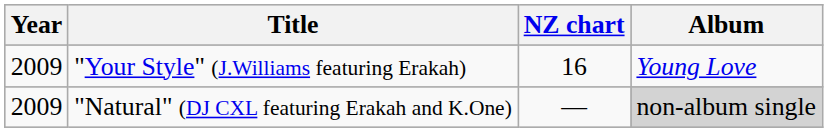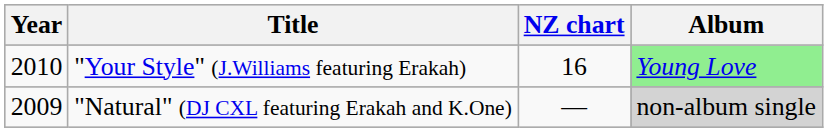(37, 65) 2009 -> (37, 65) 2010
(696, 65) no background -> (696, 65) lightgreen background
